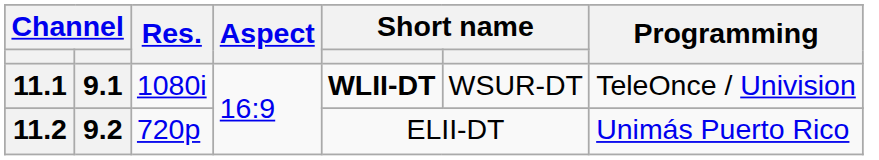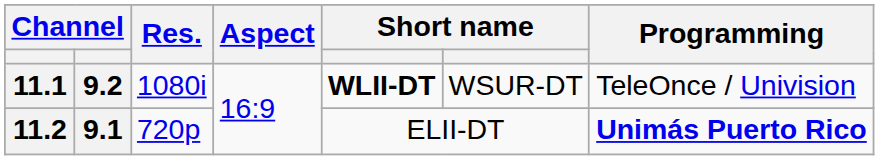(103, 85) 9.1 -> (103, 85) 9.2
(103, 130) 9.2 -> (103, 130) 9.1
(723, 130) normal -> (731, 130) bold
